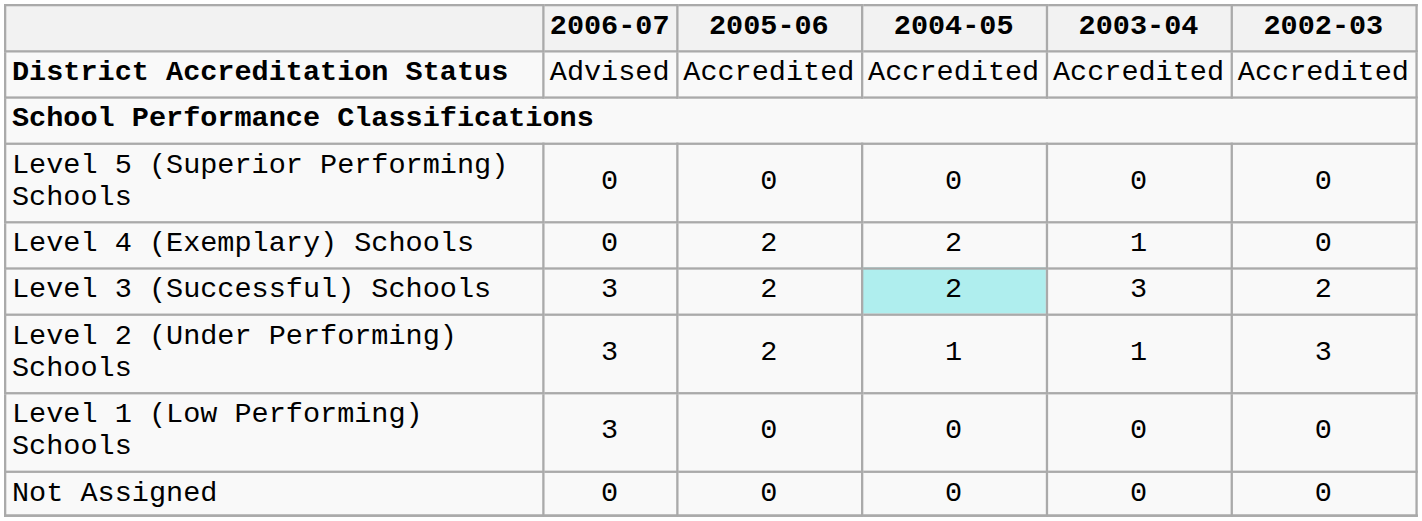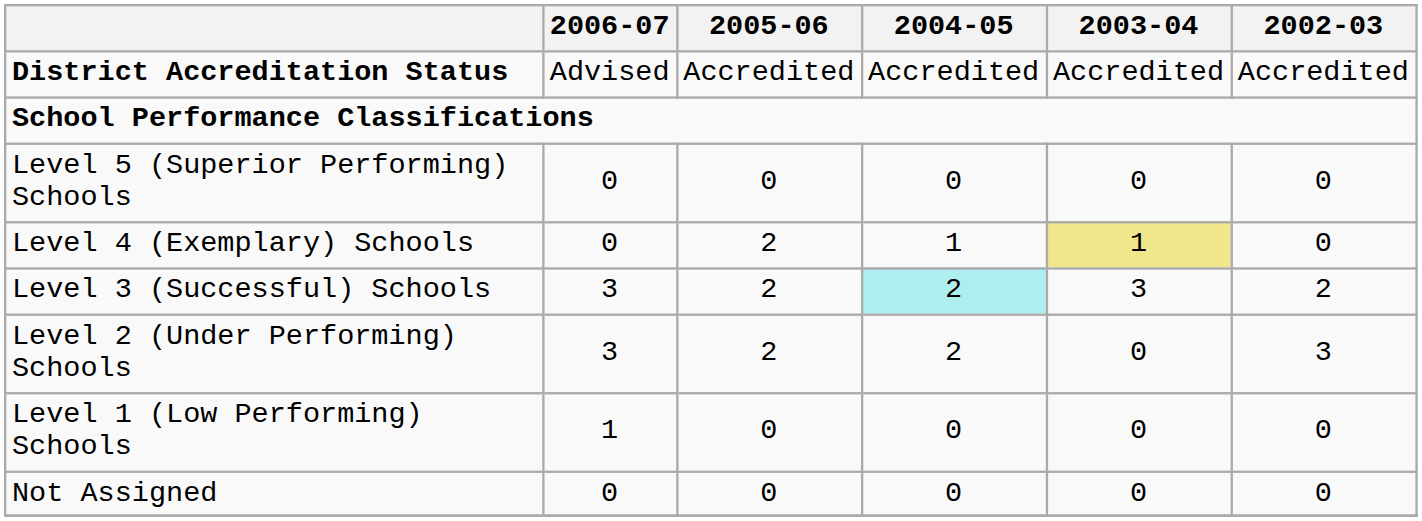(954, 245) 2 -> (954, 245) 1
(1139, 245) no background -> (1139, 245) khaki background
(954, 353) 1 -> (954, 353) 2
(1139, 353) 1 -> (1139, 353) 0
(610, 432) 3 -> (610, 432) 1
